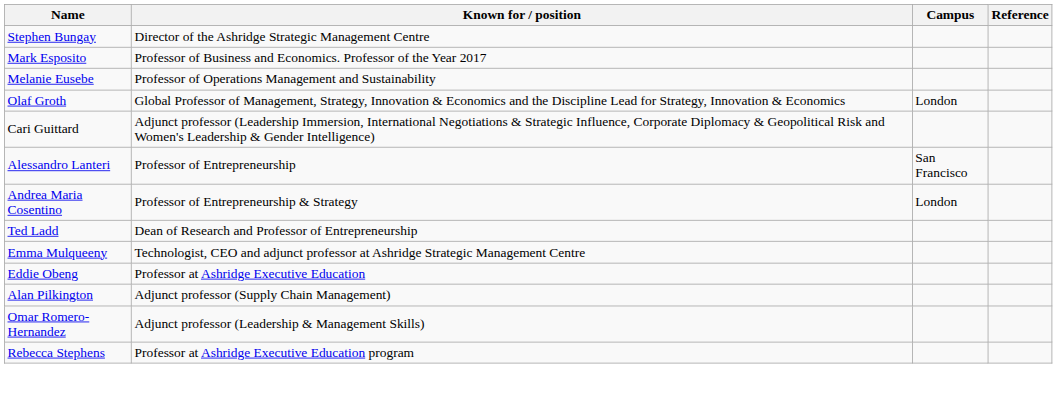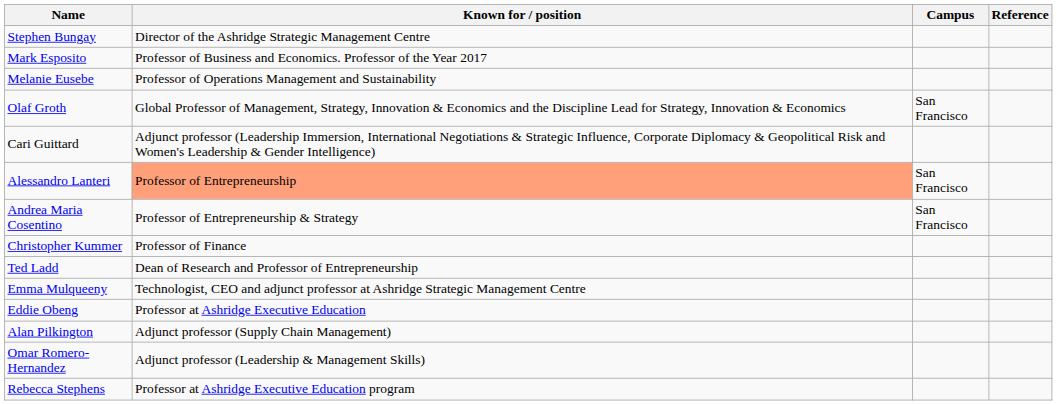(936, 100) London -> (941, 107) San Francisco
(215, 165) no background -> (216, 180) lightsalmon background
(936, 202) London -> (941, 217) San Francisco
+ row: (65, 246)
